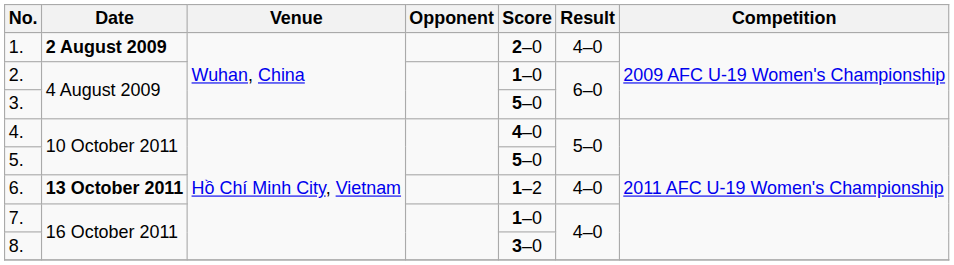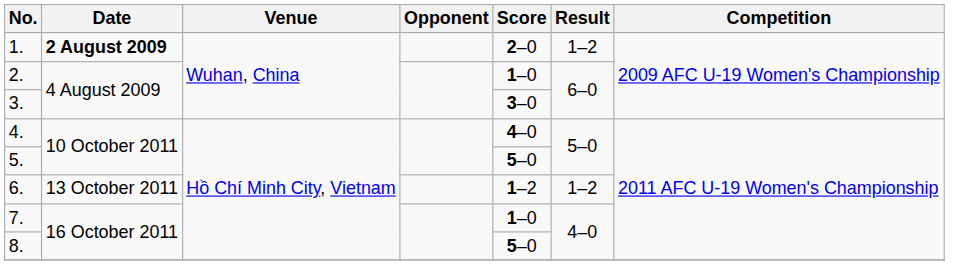(588, 47) 4–0 -> (582, 47) 1–2
(527, 103) 5–0 -> (522, 103) 3–0
(115, 189) bold -> (112, 189) normal
(588, 189) 4–0 -> (582, 189) 1–2
(527, 246) 3–0 -> (522, 246) 5–0
